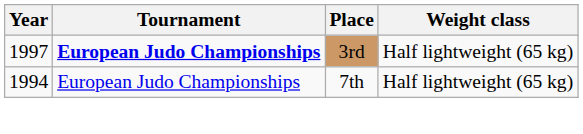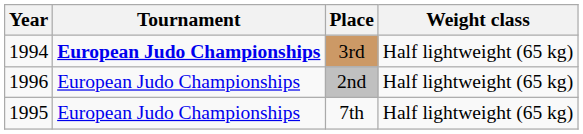(29, 50) 1997 -> (29, 50) 1994
+ row: (352, 81)
(29, 81) 1994 -> (29, 112) 1995
